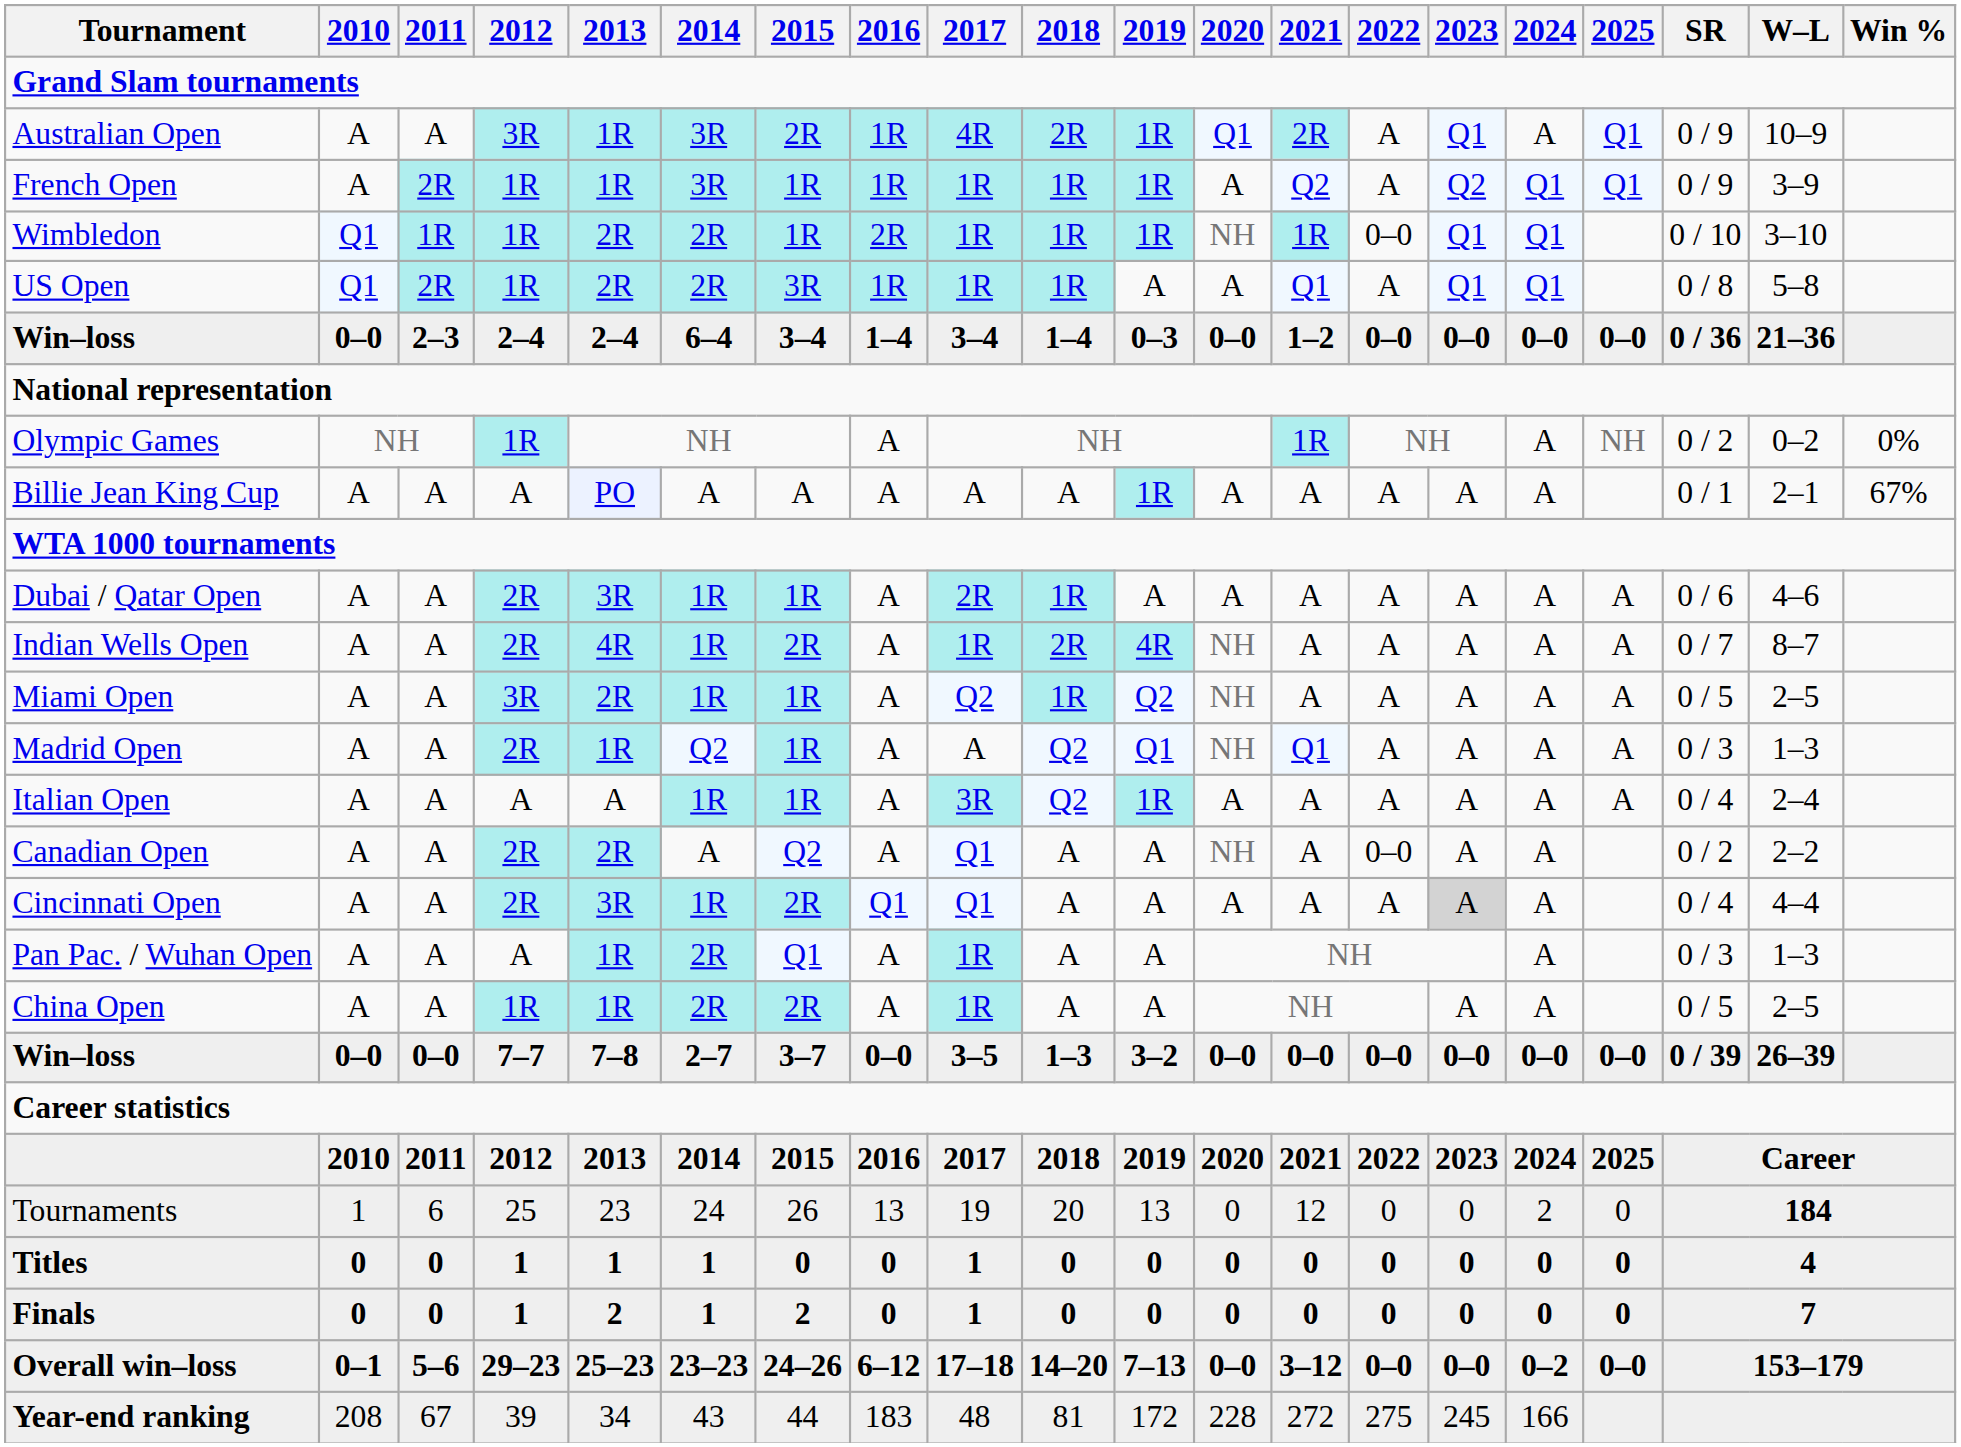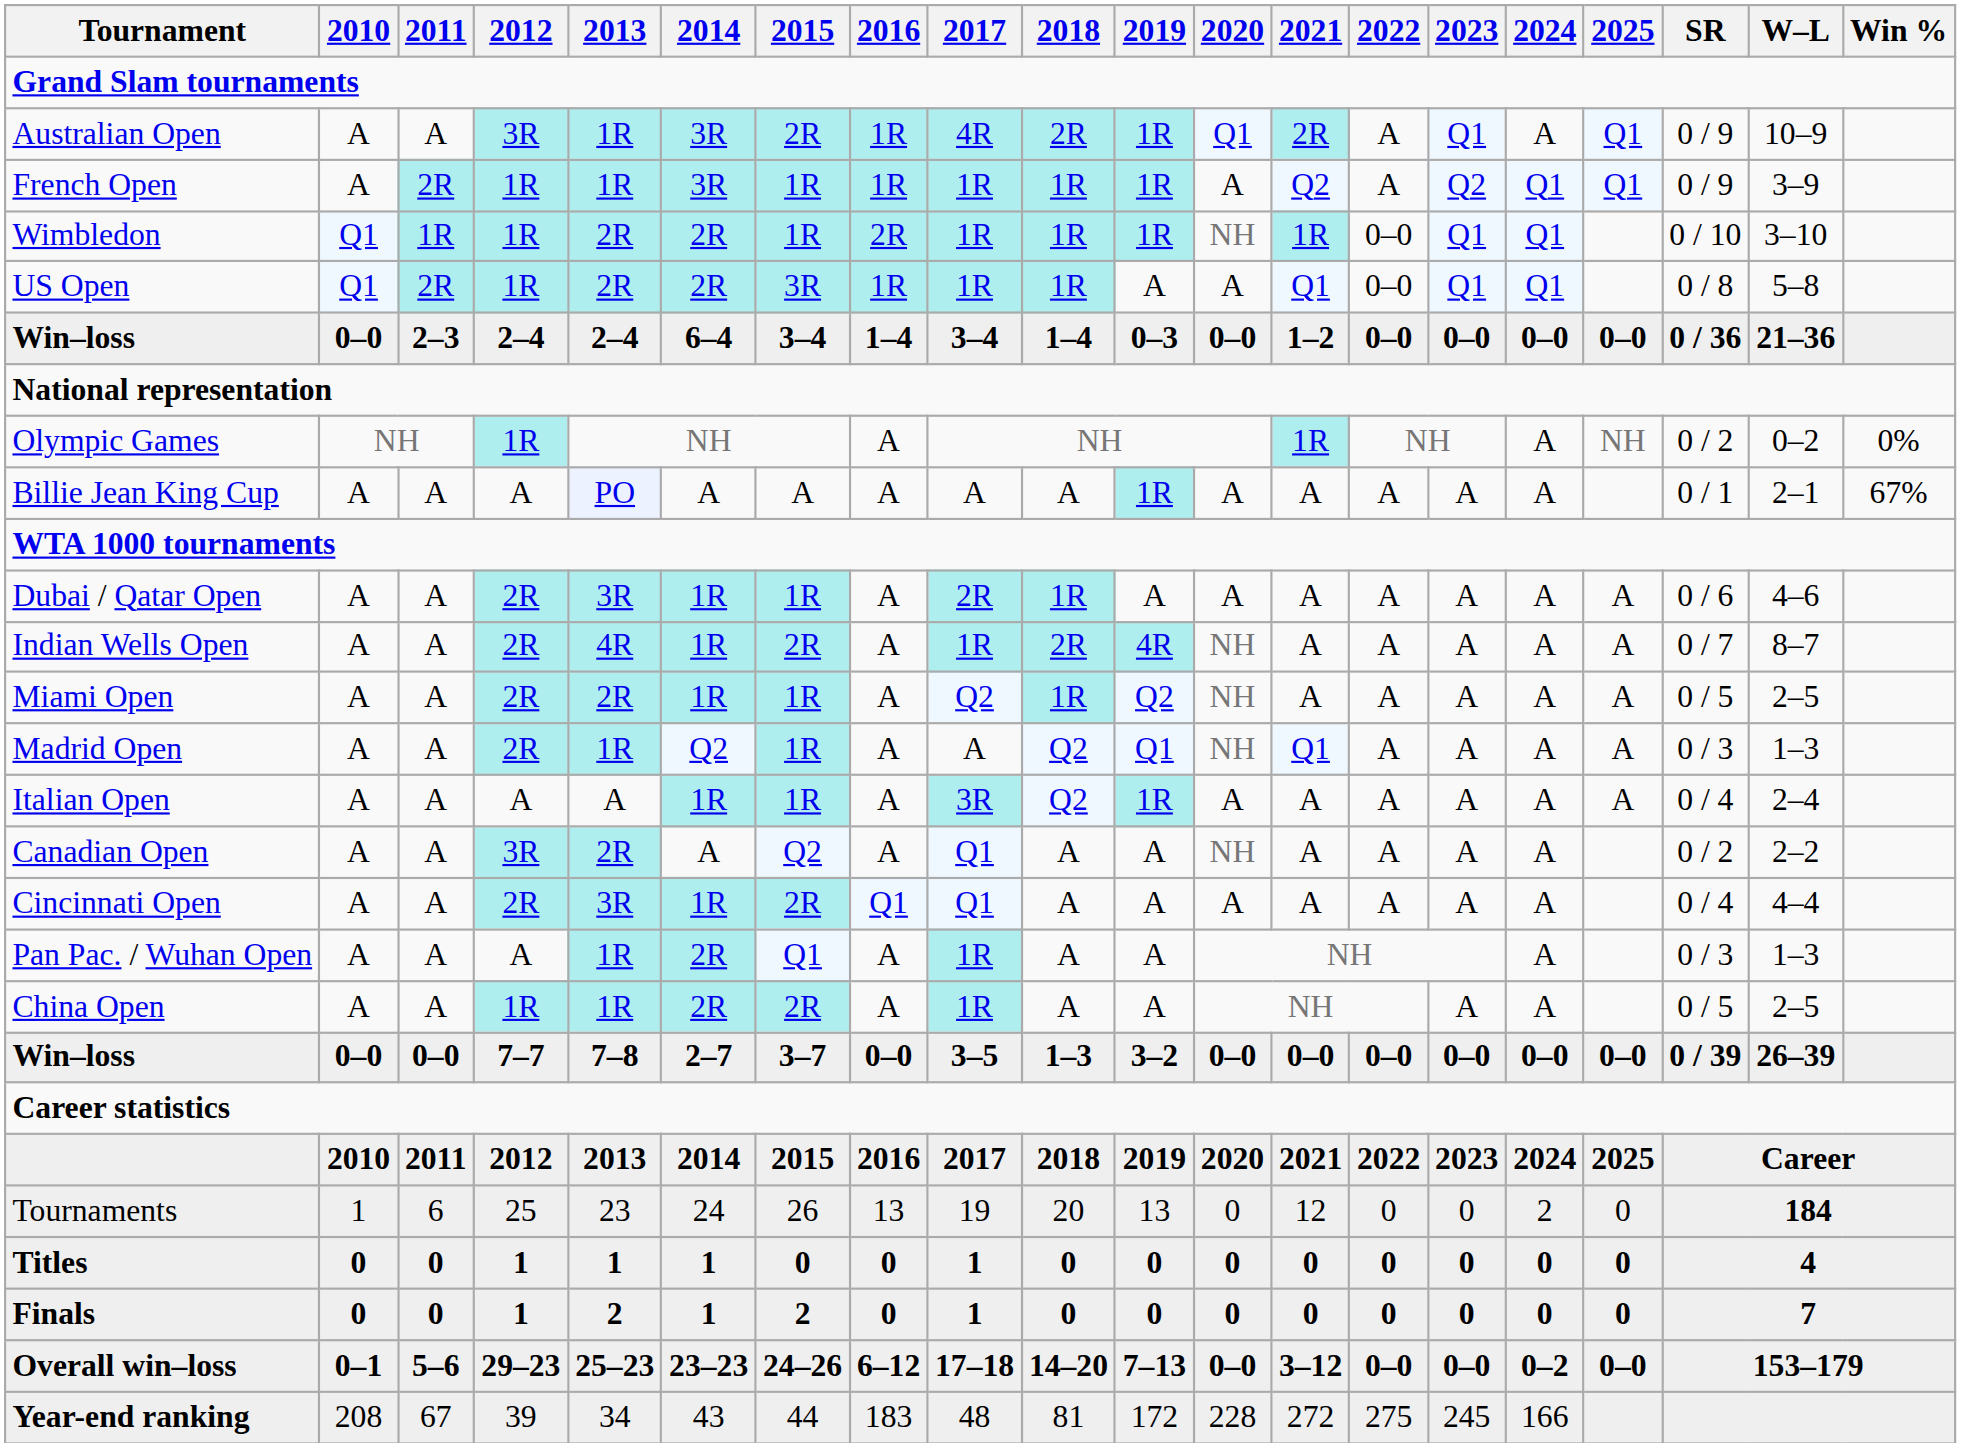(1389, 286) A -> (1389, 286) 0–0
(521, 697) 3R -> (521, 697) 2R
(521, 851) 2R -> (521, 851) 3R
(1389, 851) 0–0 -> (1389, 851) A
(1467, 902) lightgrey background -> (1467, 902) no background
